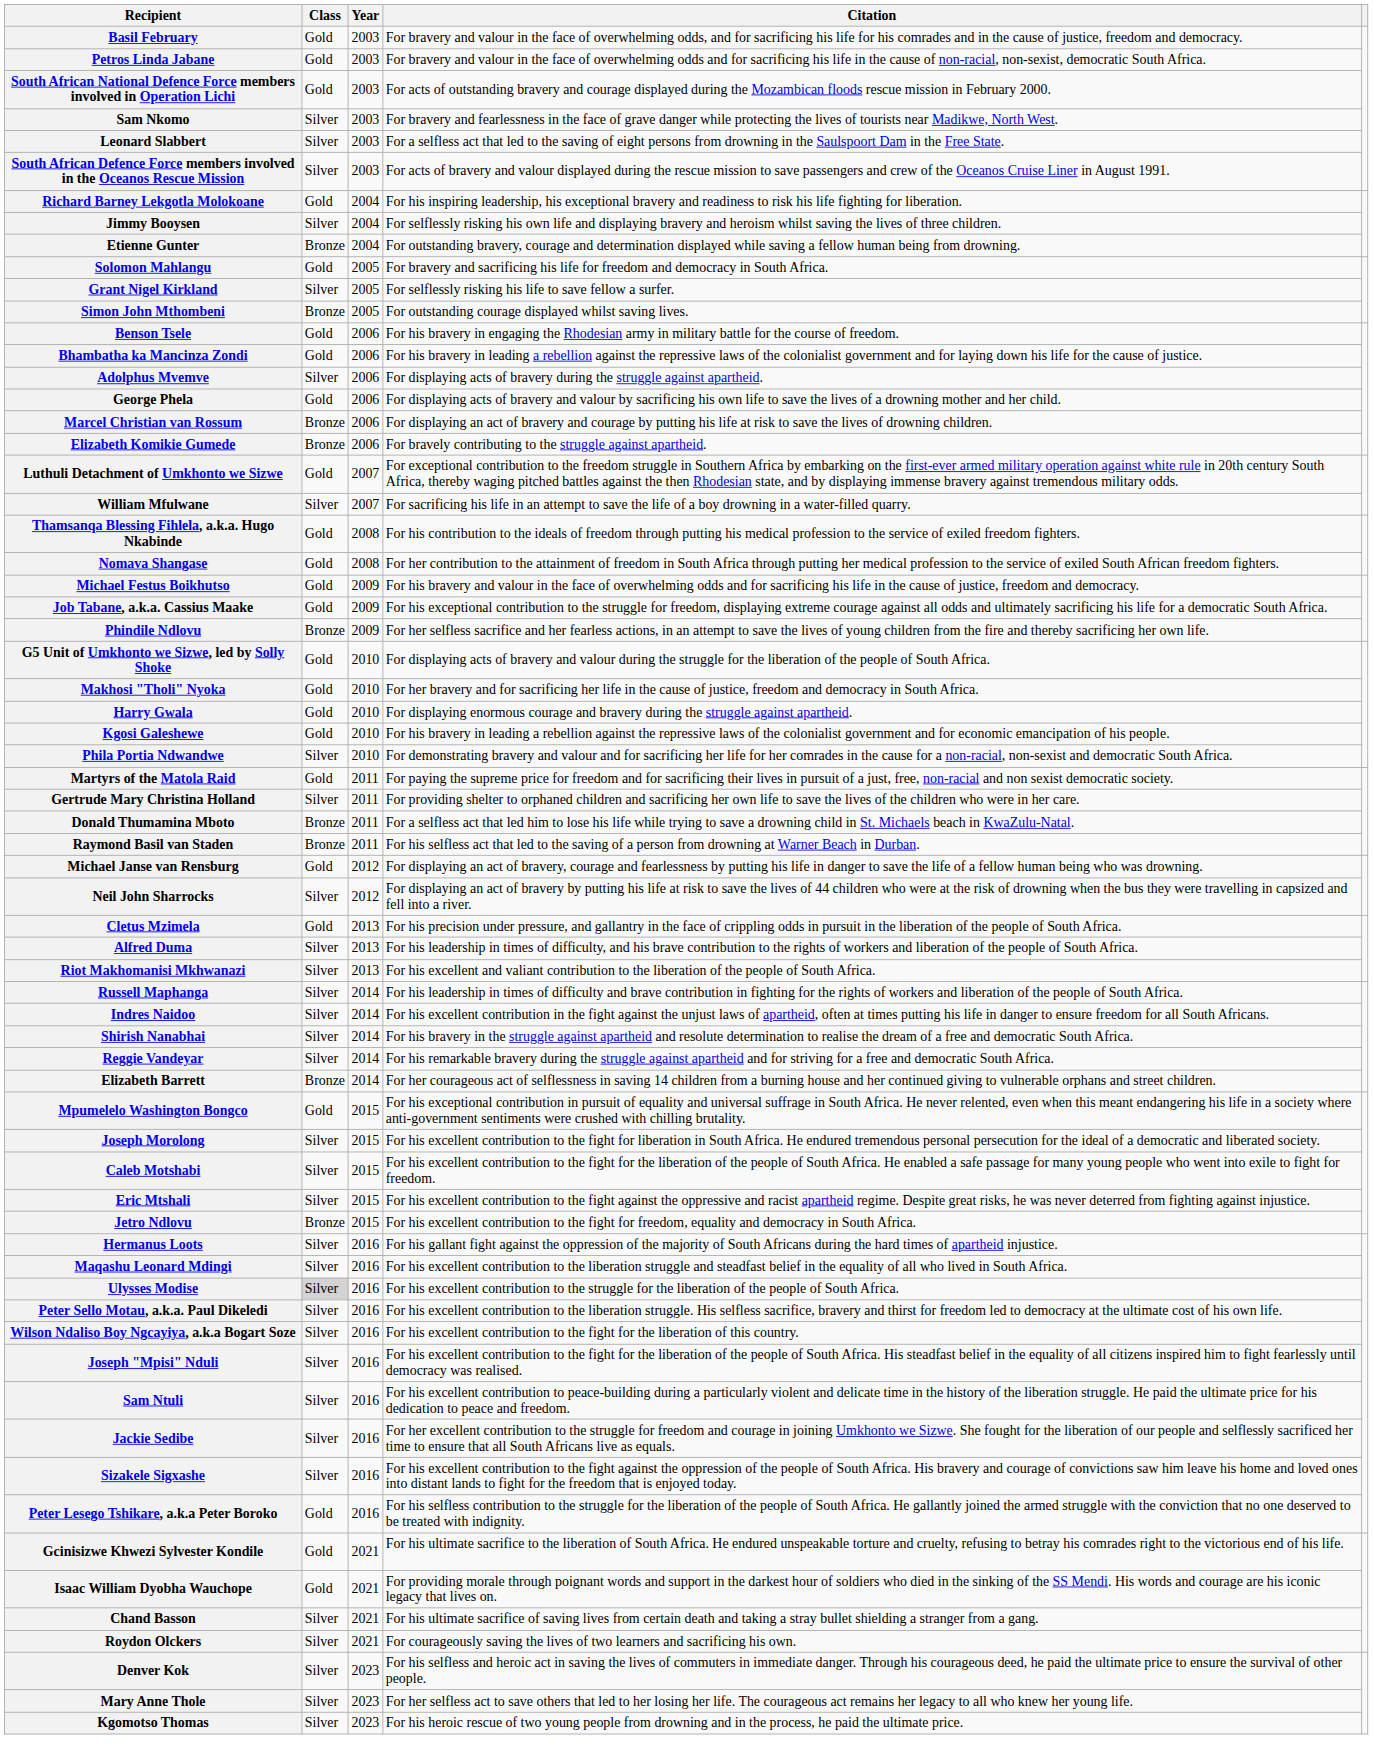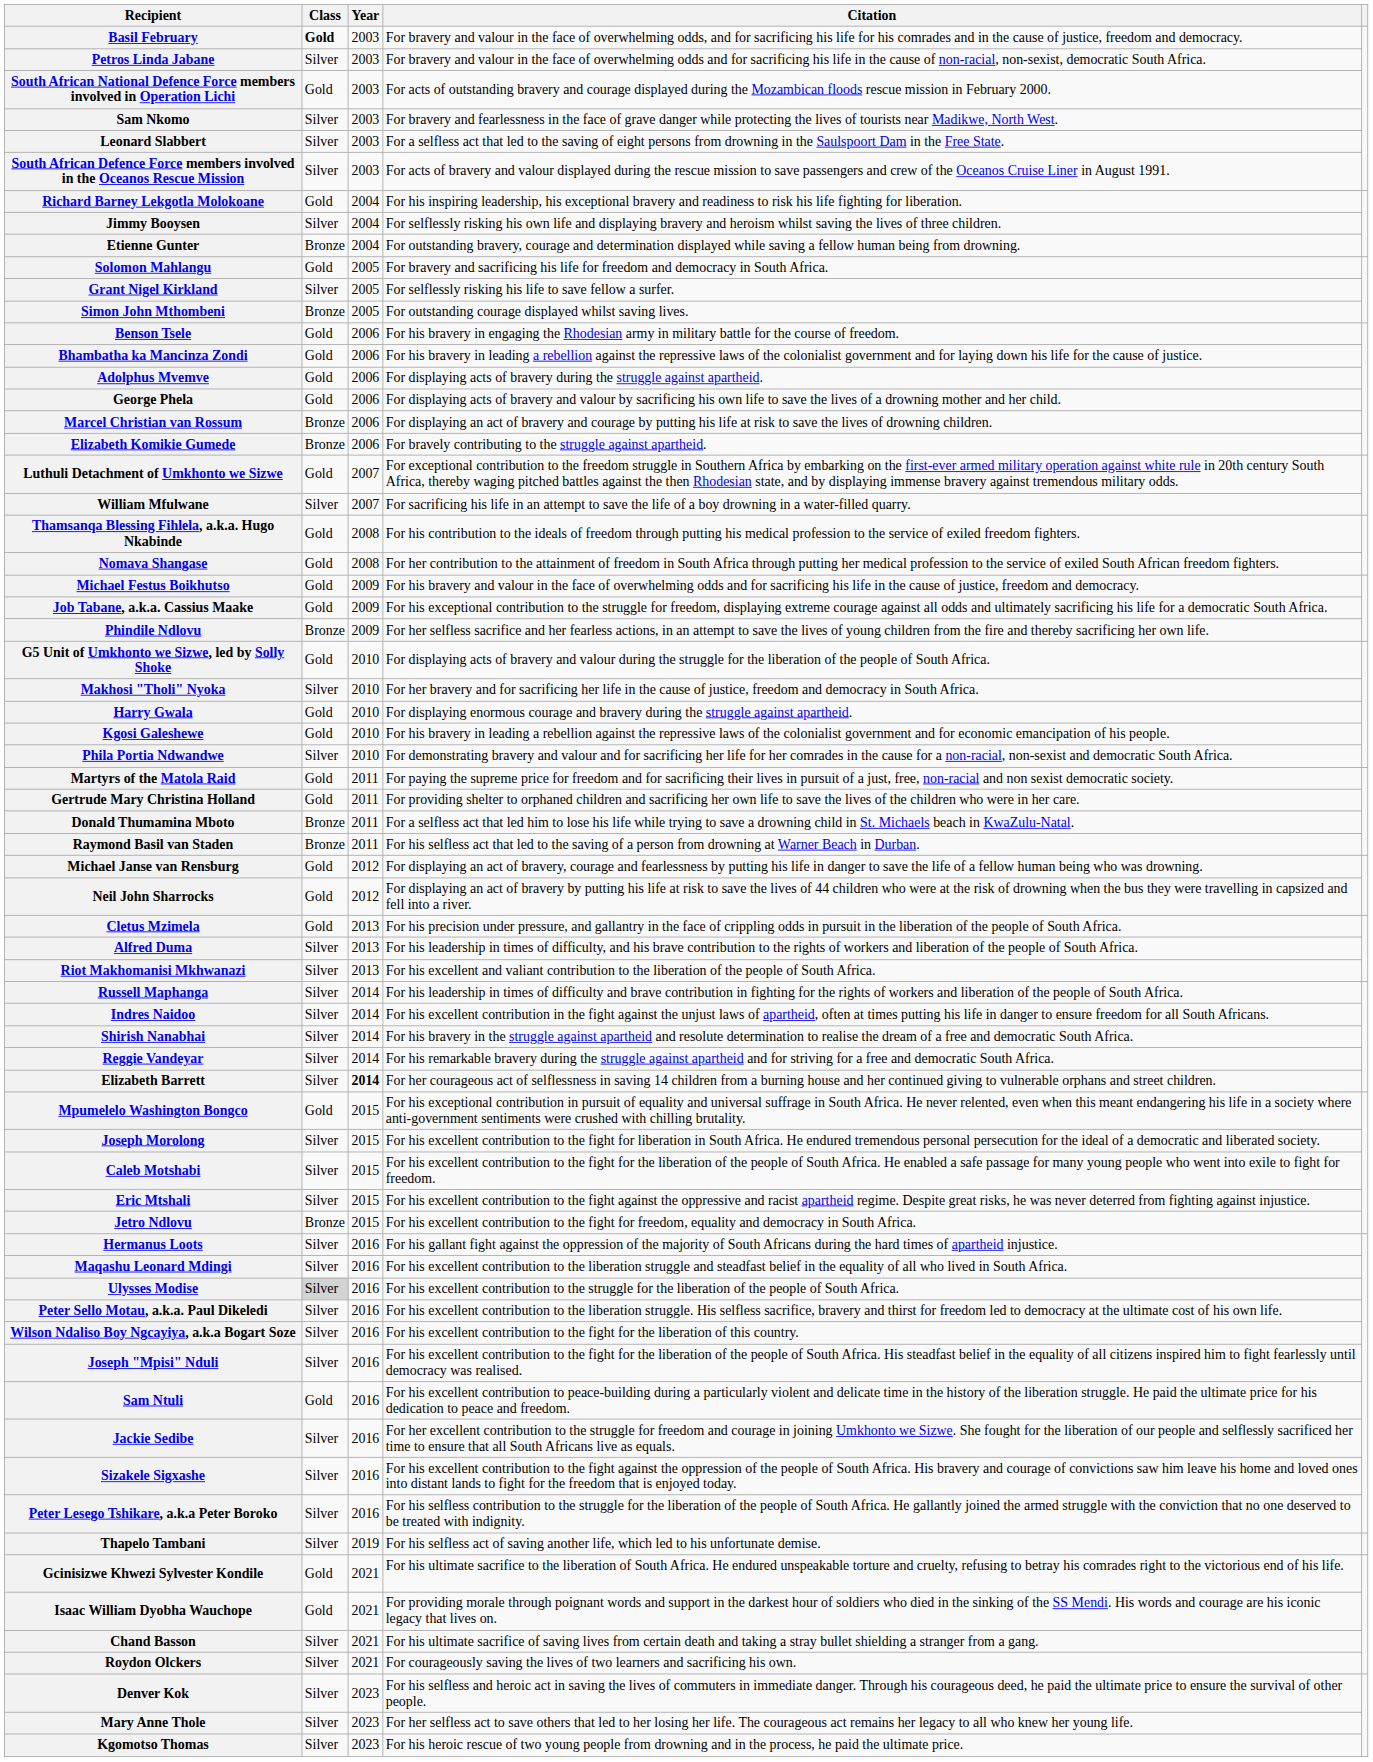(319, 37) normal -> (320, 37) bold
(319, 59) Gold -> (321, 59) Silver
(321, 378) Silver -> (319, 378) Gold
(319, 689) Gold -> (321, 689) Silver
(321, 800) Silver -> (319, 800) Gold
(321, 896) Silver -> (319, 896) Gold
(325, 1080) Bronze -> (321, 1080) Silver
(365, 1080) normal -> (365, 1080) bold
(321, 1400) Silver -> (319, 1400) Gold
(319, 1513) Gold -> (321, 1513) Silver
+ row: (153, 1543)
